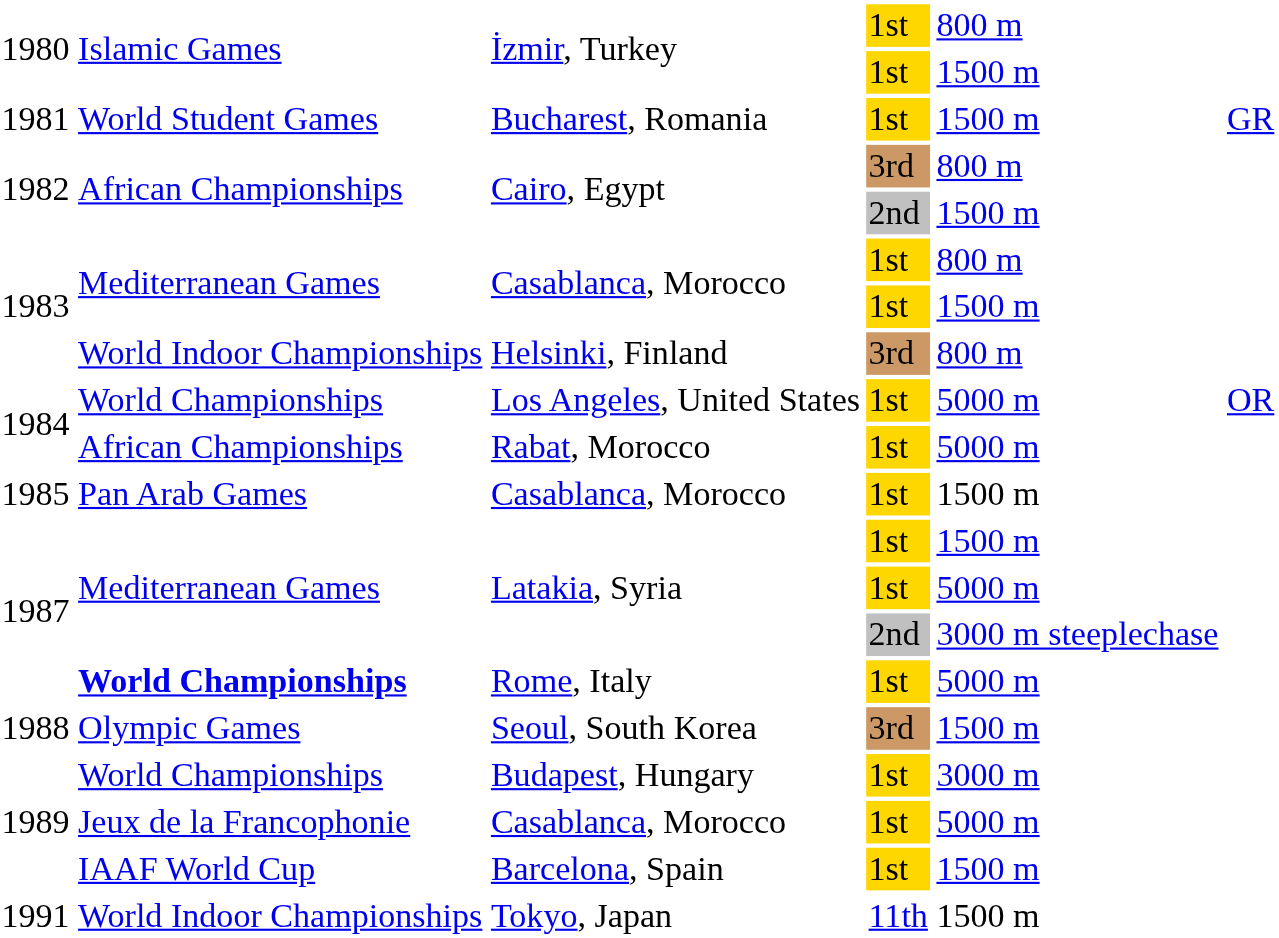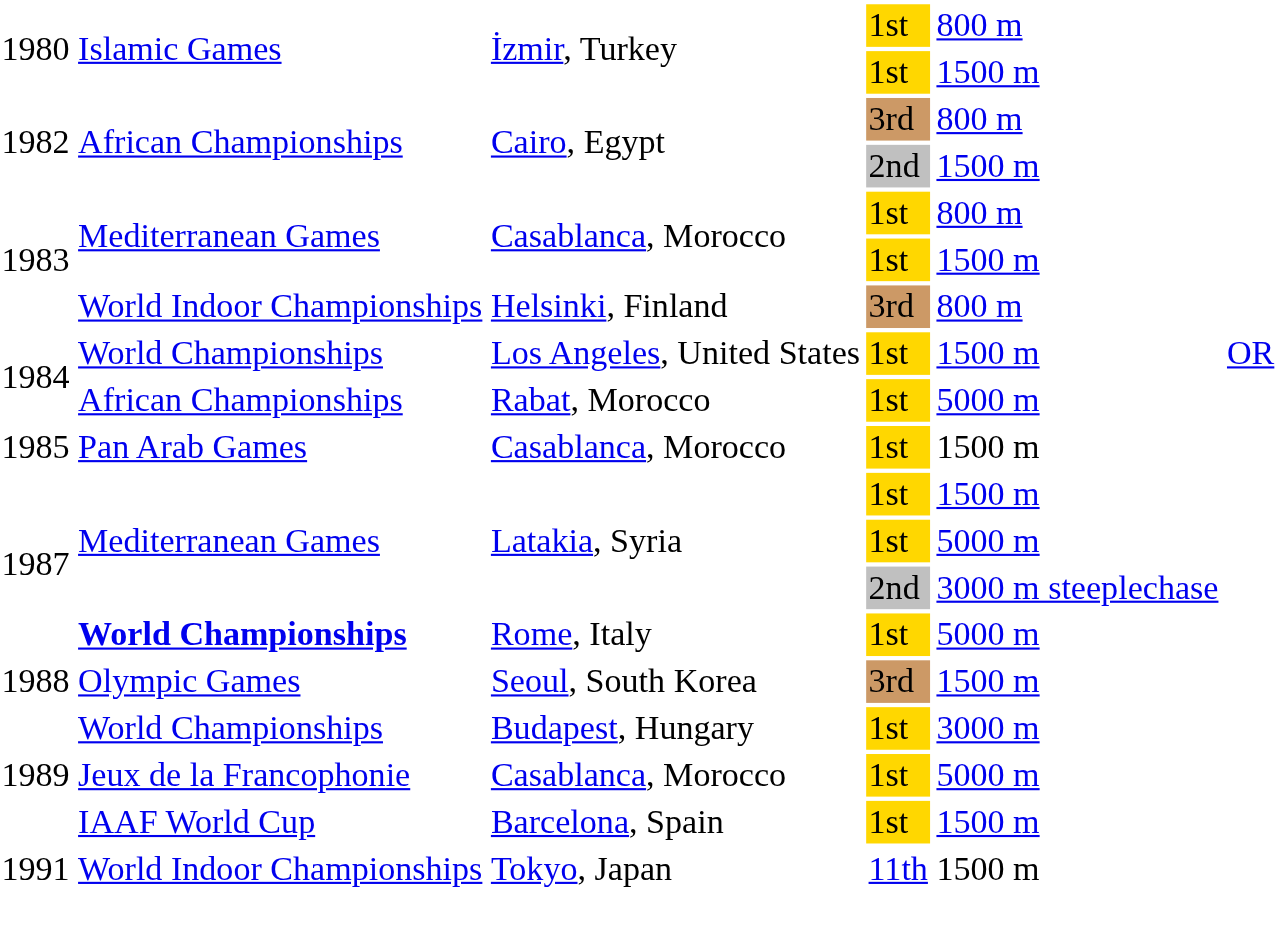- row: (35, 118)
(988, 399) 5000 m -> (988, 353) 1500 m
